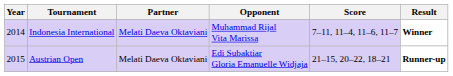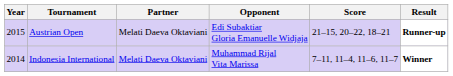rows swapped: (72, 33) <-> (56, 59)
